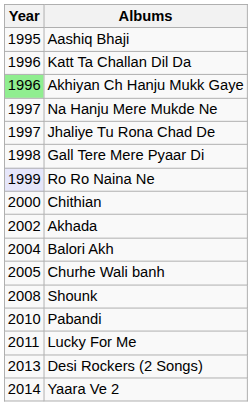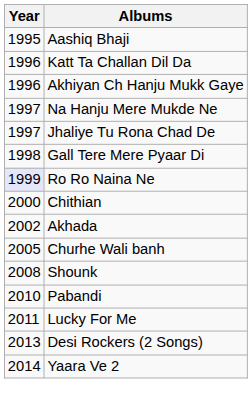(24, 86) lightgreen background -> (24, 86) no background
- row: (81, 249)
